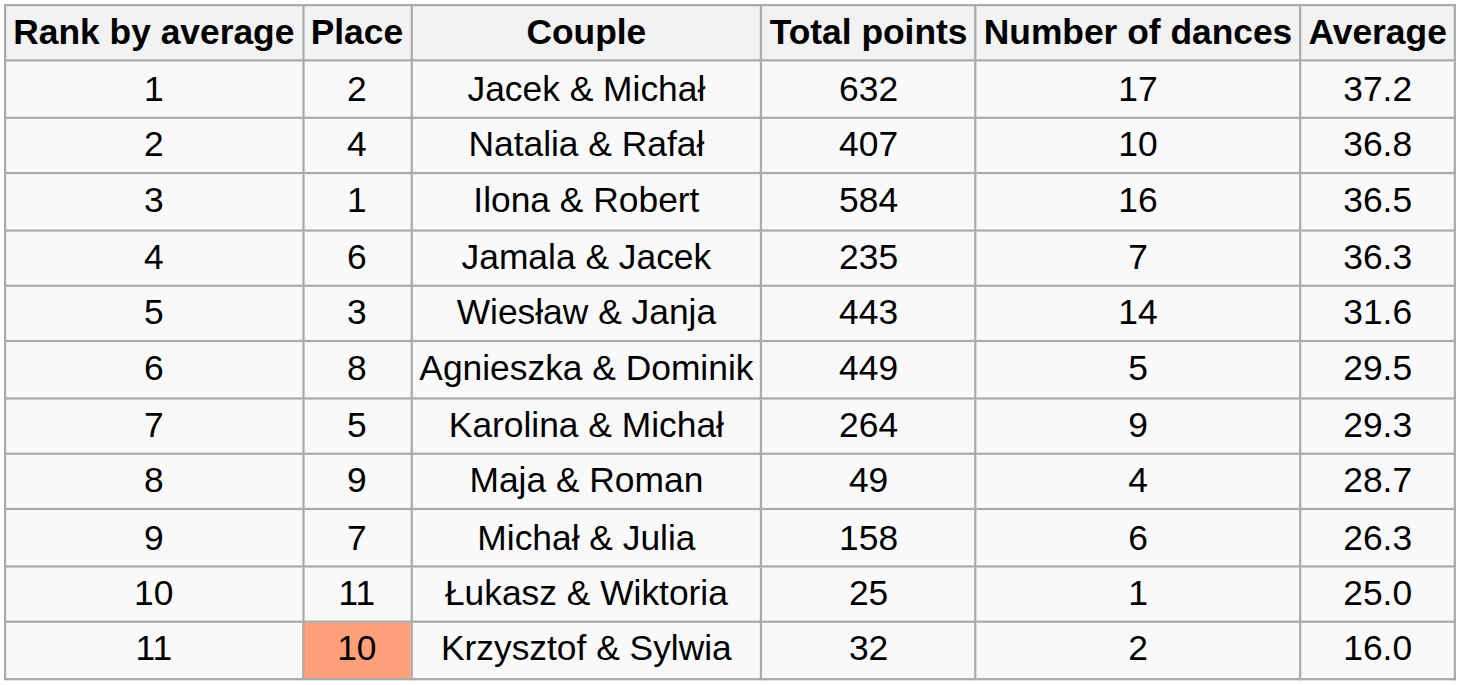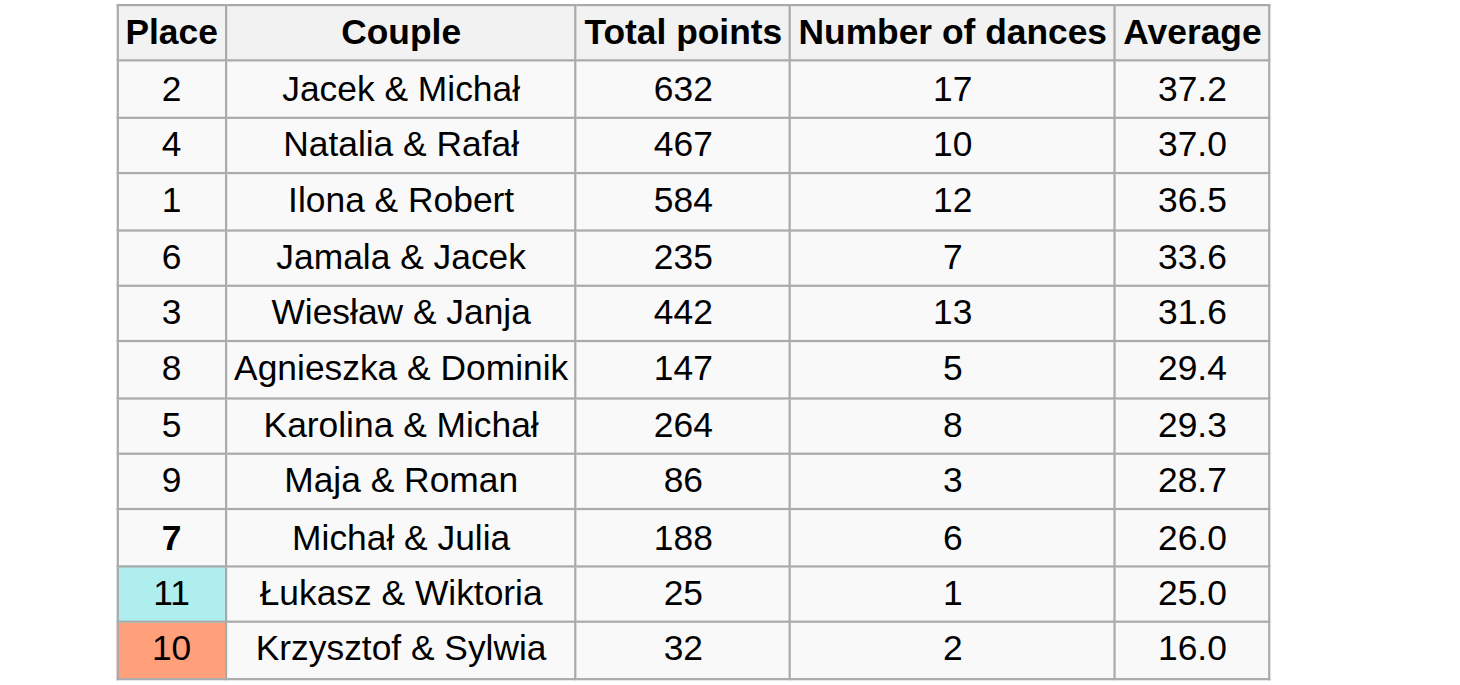- column: (154, 32)
(869, 144) 407 -> (683, 144) 467
(1378, 144) 36.8 -> (1192, 144) 37.0
(1138, 200) 16 -> (953, 200) 12
(1378, 256) 36.3 -> (1192, 256) 33.6
(869, 312) 443 -> (683, 312) 442
(1138, 312) 14 -> (953, 312) 13
(869, 369) 449 -> (683, 369) 147
(1378, 369) 29.5 -> (1192, 369) 29.4
(1138, 425) 9 -> (953, 425) 8
(869, 481) 49 -> (683, 481) 86
(1138, 481) 4 -> (953, 481) 3
(357, 537) normal -> (172, 537) bold
(869, 537) 158 -> (683, 537) 188
(1378, 537) 26.3 -> (1192, 537) 26.0
(357, 593) no background -> (172, 593) paleturquoise background
